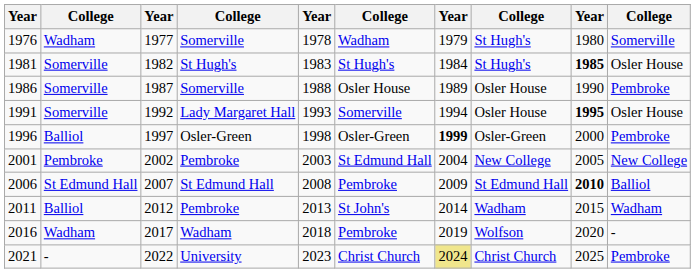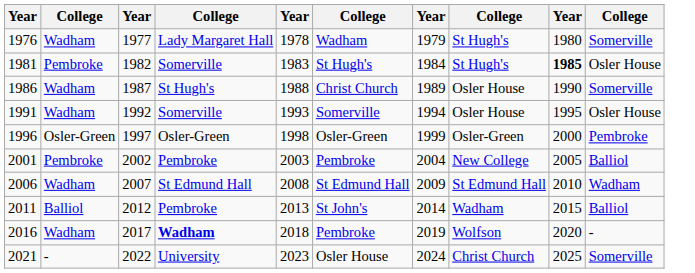(212, 40) Somerville -> (216, 40) Lady Margaret Hall
(76, 64) Somerville -> (73, 64) Pembroke
(208, 64) St Hugh's -> (190, 64) Somerville
(76, 88) Somerville -> (69, 88) Wadham
(212, 88) Somerville -> (186, 88) St Hugh's
(374, 88) Osler House -> (357, 88) Christ Church
(640, 88) Pembroke -> (621, 88) Somerville
(76, 112) Somerville -> (69, 112) Wadham
(238, 112) Lady Margaret Hall -> (190, 112) Somerville
(589, 112) bold -> (567, 112) normal
(64, 136) Balliol -> (80, 136) Osler-Green
(453, 136) bold -> (431, 136) normal
(385, 160) St Edmund Hall -> (345, 160) Pembroke
(649, 160) New College -> (608, 160) Balliol
(91, 184) St Edmund Hall -> (69, 184) Wadham
(368, 184) Pembroke -> (363, 184) St Edmund Hall
(589, 184) bold -> (567, 184) normal
(631, 184) Balliol -> (614, 184) Wadham
(636, 208) Wadham -> (608, 208) Balliol
(206, 232) normal -> (186, 232) bold
(379, 256) Christ Church -> (352, 256) Osler House
(453, 256) khaki background -> (431, 256) no background
(640, 256) Pembroke -> (621, 256) Somerville
